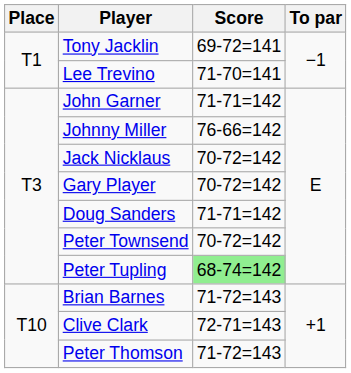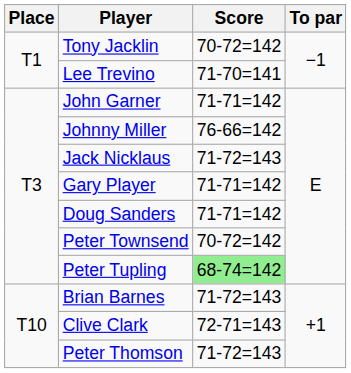(239, 46) 69-72=141 -> (239, 46) 70-72=142
(239, 158) 70-72=142 -> (239, 158) 71-72=143
(239, 185) 70-72=142 -> (239, 185) 71-71=142
